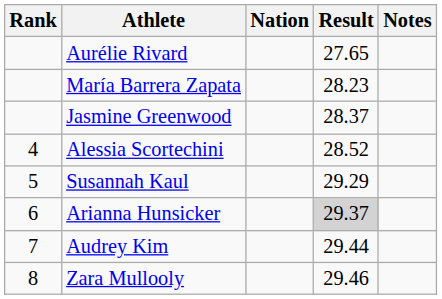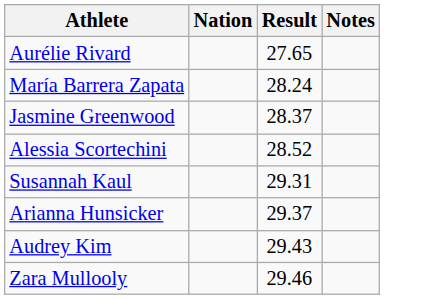- column: (33, 20)
(346, 85) 28.23 -> (289, 85) 28.24
(346, 181) 29.29 -> (289, 181) 29.31
(346, 213) lightgrey background -> (289, 213) no background
(346, 246) 29.44 -> (289, 246) 29.43
